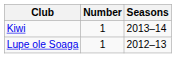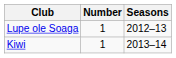rows swapped: (43, 45) <-> (16, 28)
